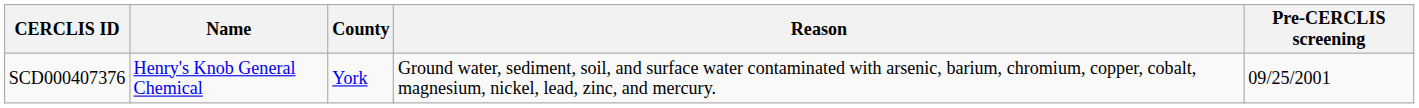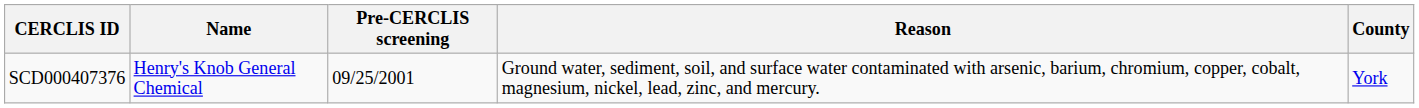columns swapped: (361, 29) <-> (1329, 29)
